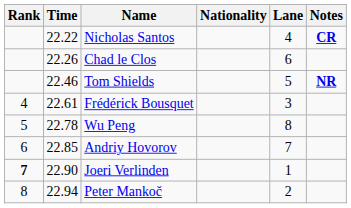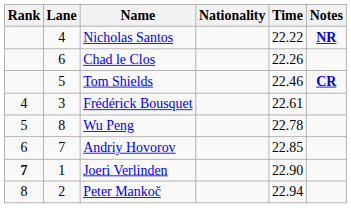columns swapped: (288, 15) <-> (62, 15)
(326, 37) CR -> (326, 37) NR
(326, 81) NR -> (326, 81) CR
